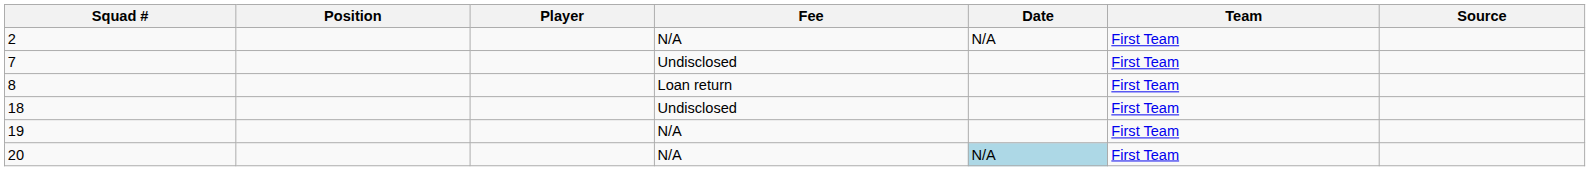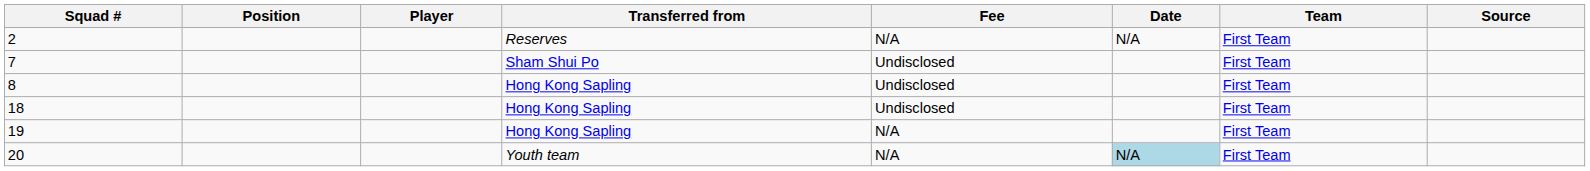+ column: (687, 16)
(695, 86) Loan return -> (915, 86) Undisclosed
